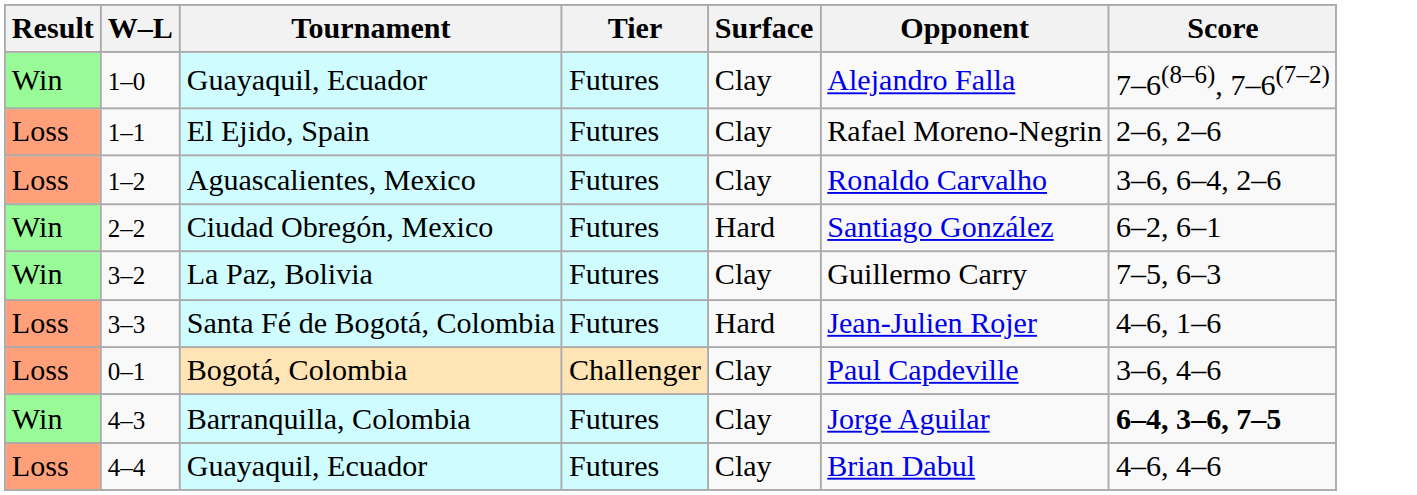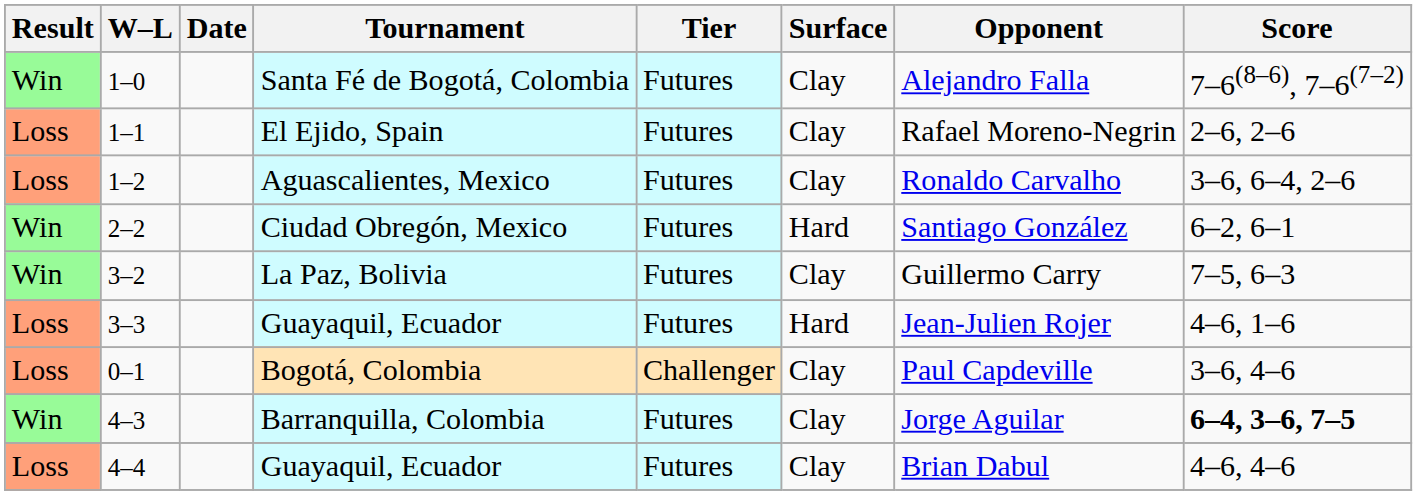+ column: (217, 28)
(307, 80) Guayaquil, Ecuador -> (445, 80) Santa Fé de Bogotá, Colombia
(371, 322) Santa Fé de Bogotá, Colombia -> (381, 322) Guayaquil, Ecuador
